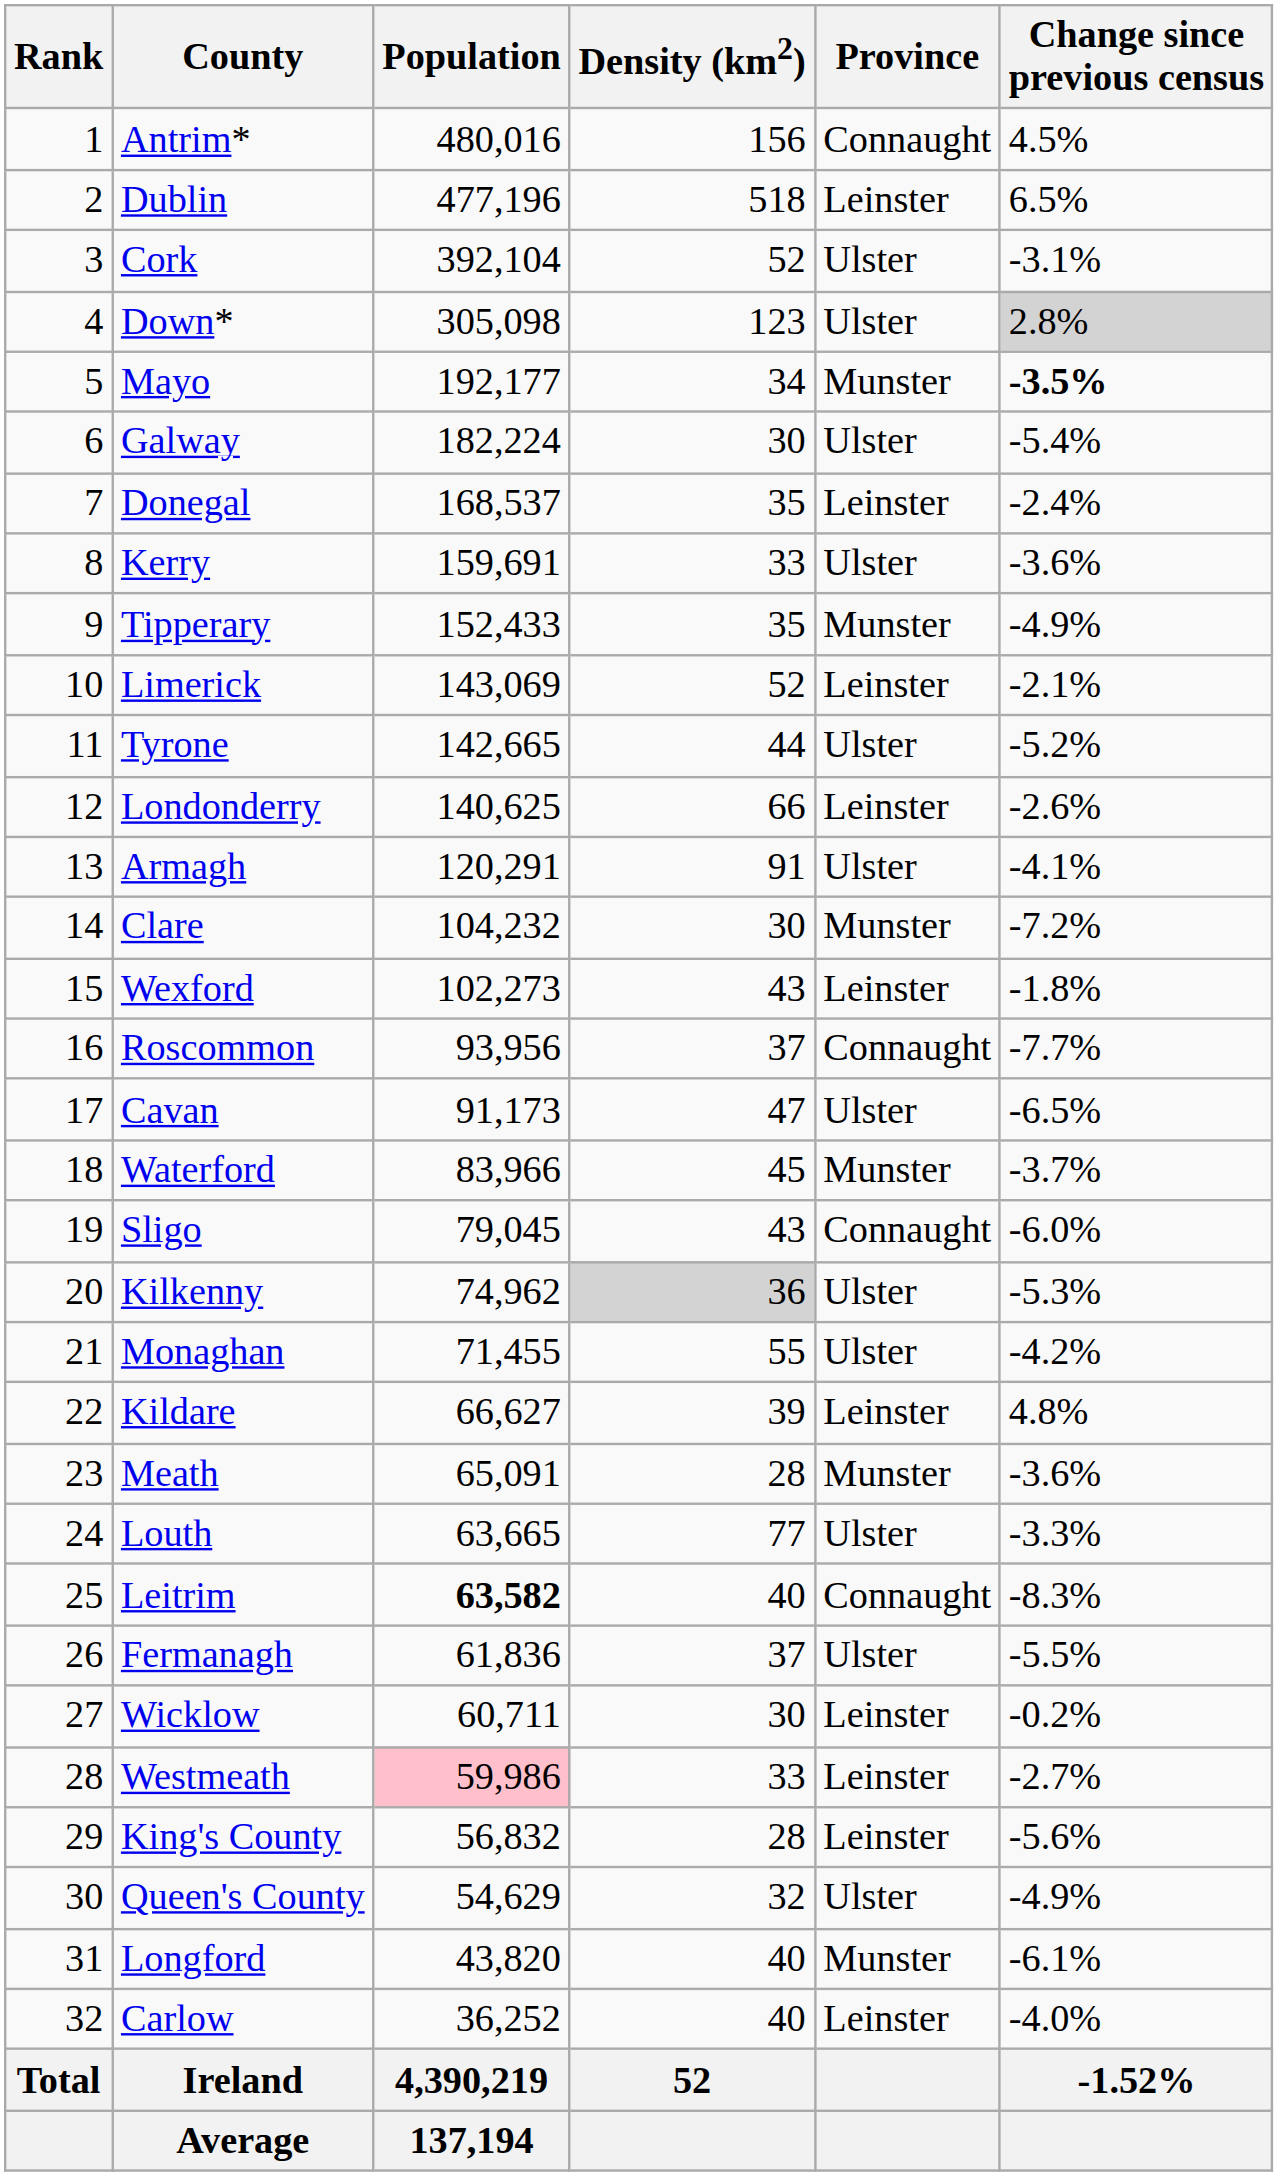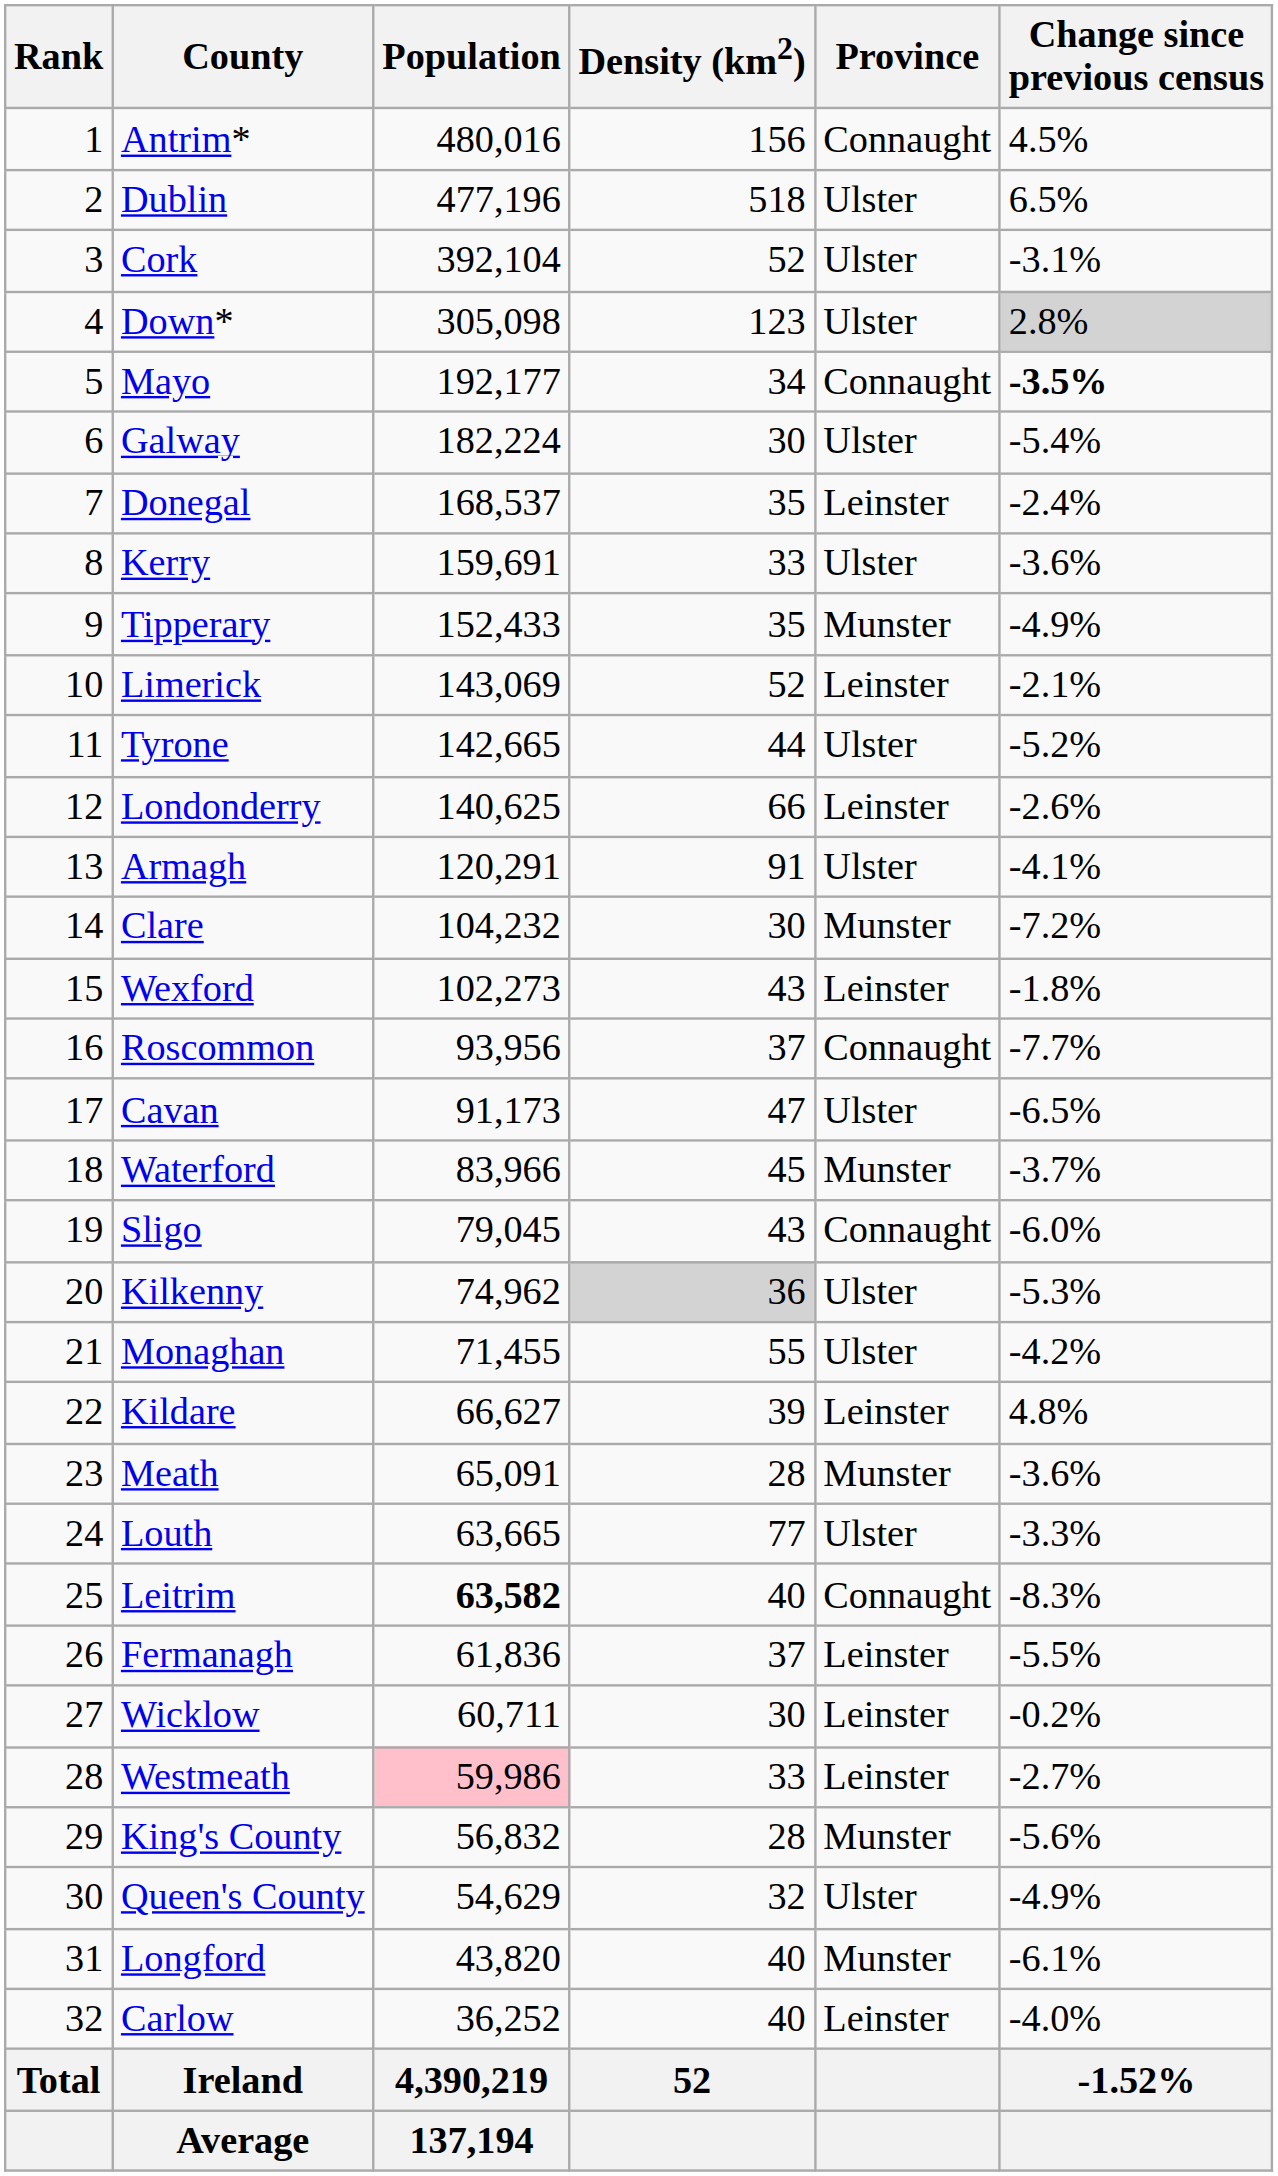(886, 199) Leinster -> (870, 199) Ulster
(887, 381) Munster -> (907, 381) Connaught
(870, 1654) Ulster -> (886, 1654) Leinster
(886, 1836) Leinster -> (887, 1836) Munster
